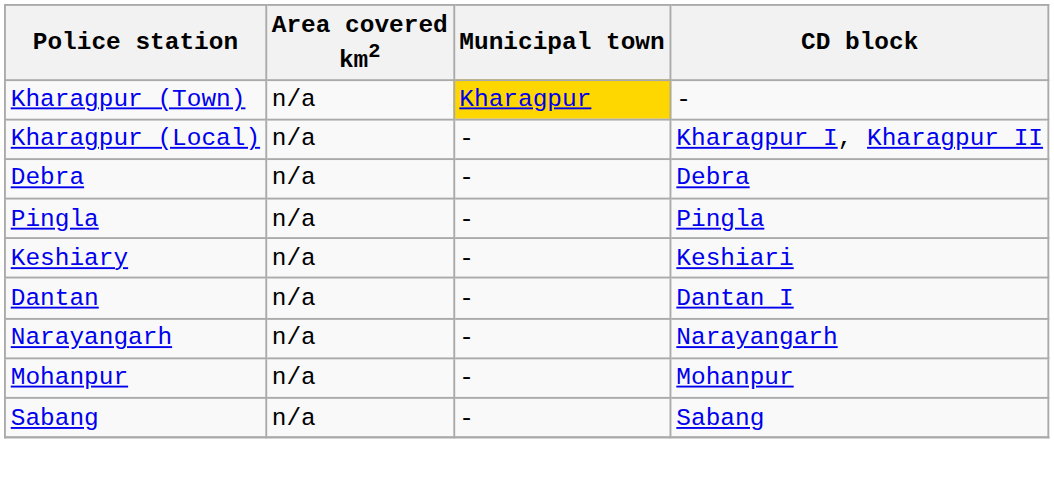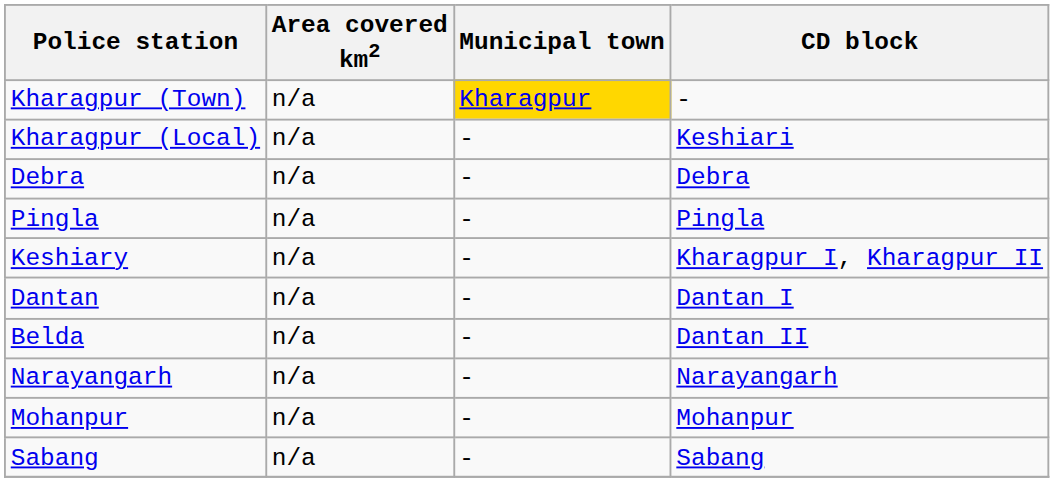(860, 139) Kharagpur I, Kharagpur II -> (735, 139) Keshiari
(735, 258) Keshiari -> (860, 258) Kharagpur I, Kharagpur II
+ row: (47, 338)
